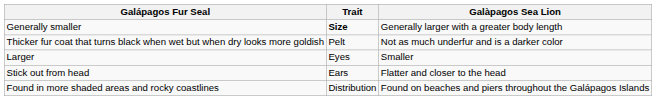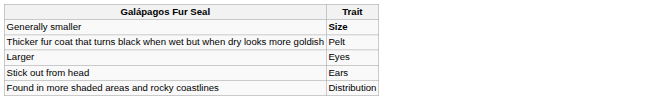- column: (515, 12)
